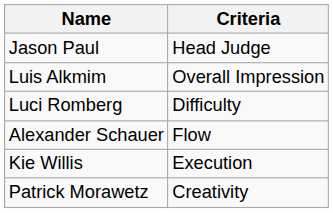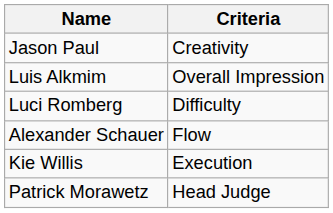(222, 47) Head Judge -> (210, 47) Creativity
(210, 192) Creativity -> (222, 192) Head Judge
